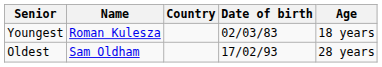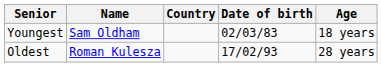(115, 33) Roman Kulesza -> (104, 33) Sam Oldham
(104, 52) Sam Oldham -> (115, 52) Roman Kulesza
